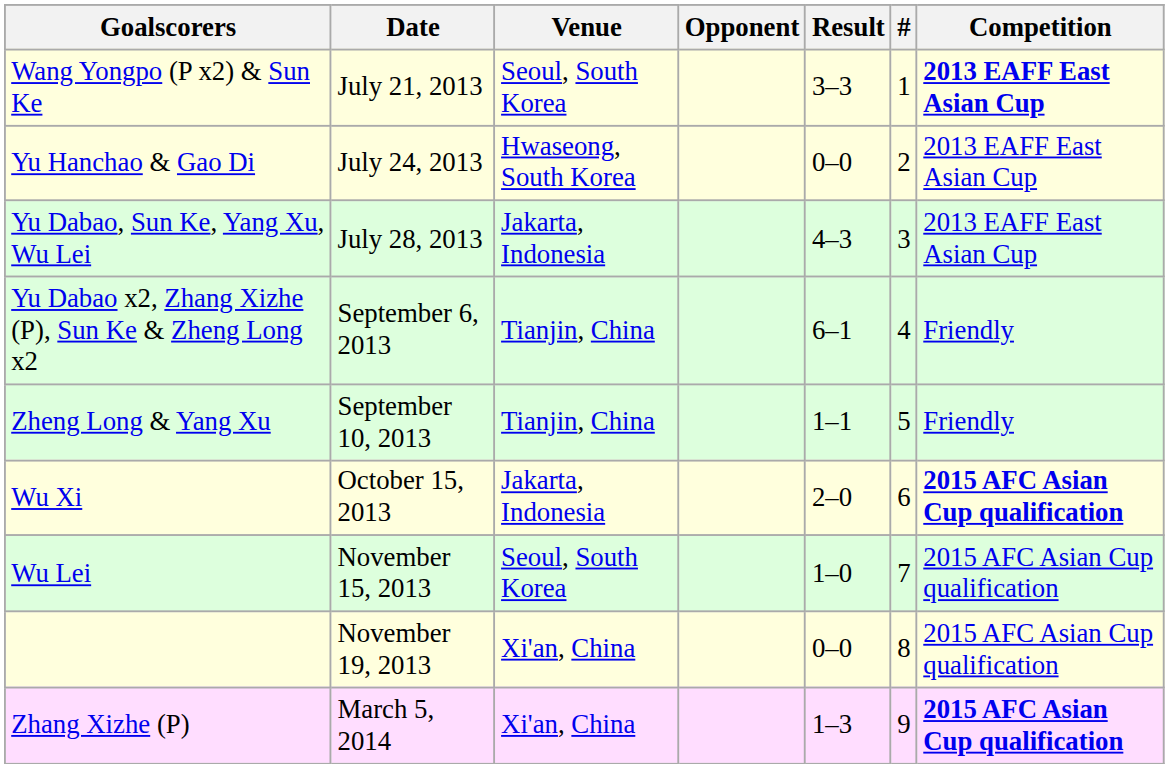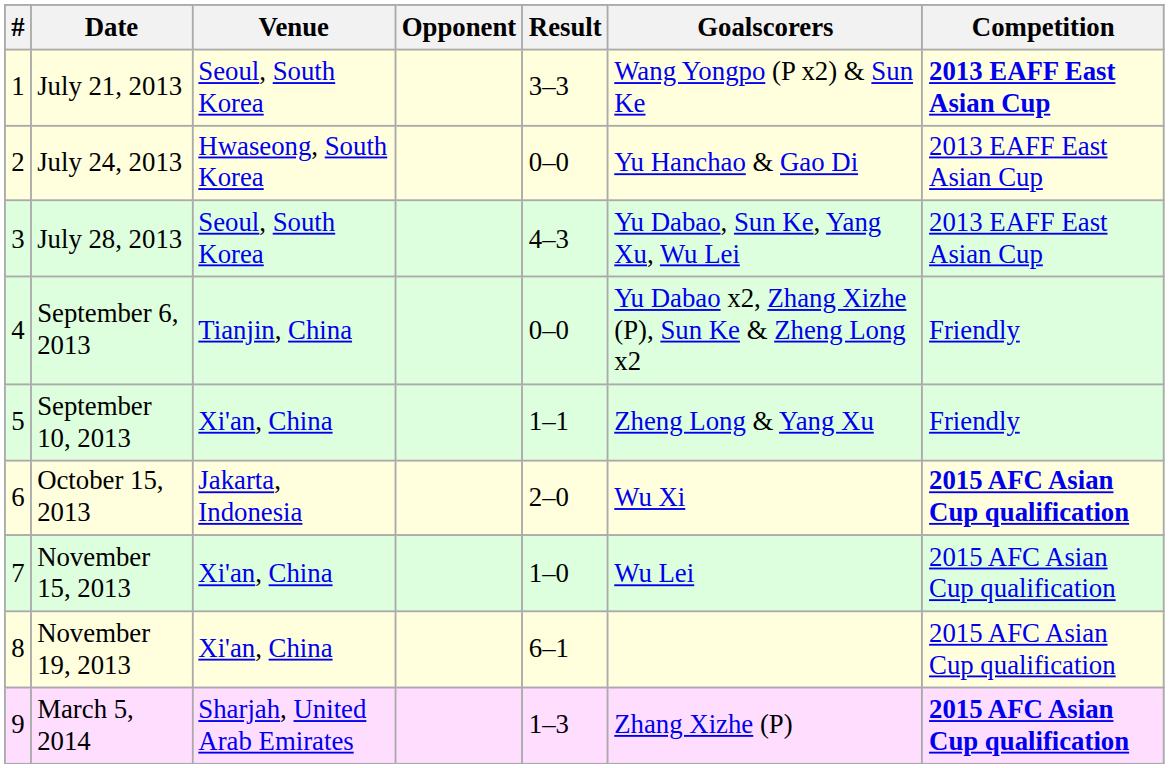columns swapped: (904, 26) <-> (168, 26)
(553, 238) Jakarta, Indonesia -> (267, 238) Seoul, South Korea
(832, 330) 6–1 -> (549, 330) 0–0
(578, 421) Tianjin, China -> (265, 421) Xi'an, China
(570, 573) Seoul, South Korea -> (265, 573) Xi'an, China
(832, 649) 0–0 -> (549, 649) 6–1
(568, 724) Xi'an, China -> (282, 724) Sharjah, United Arab Emirates
